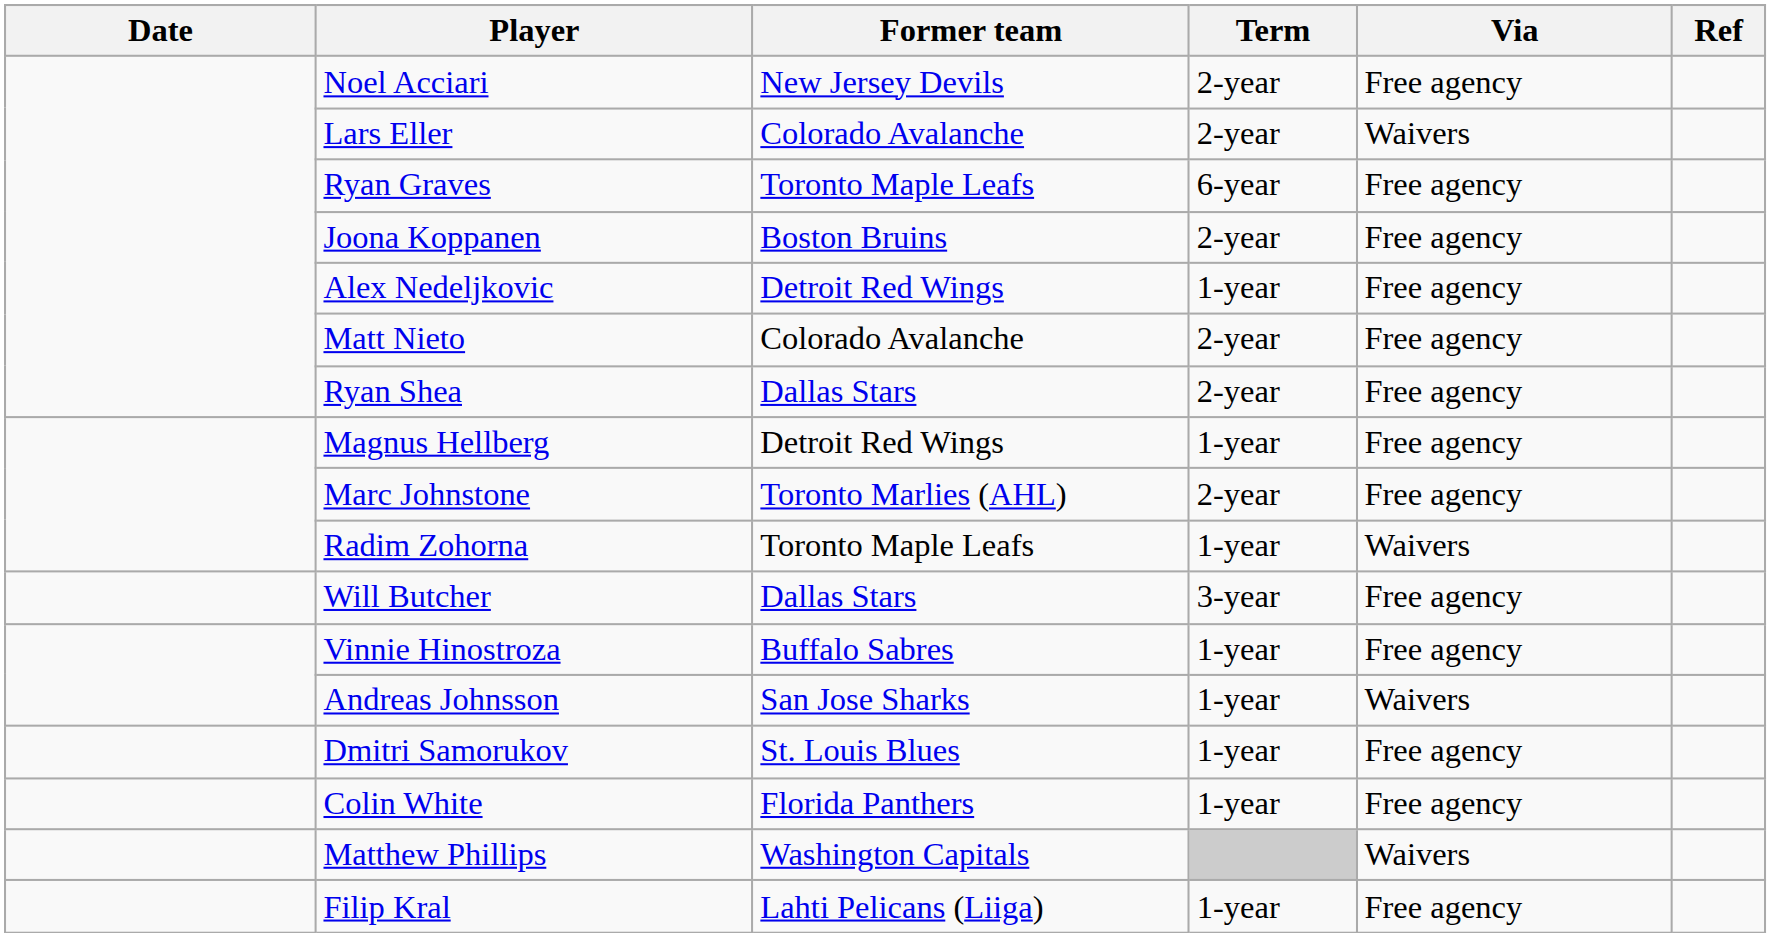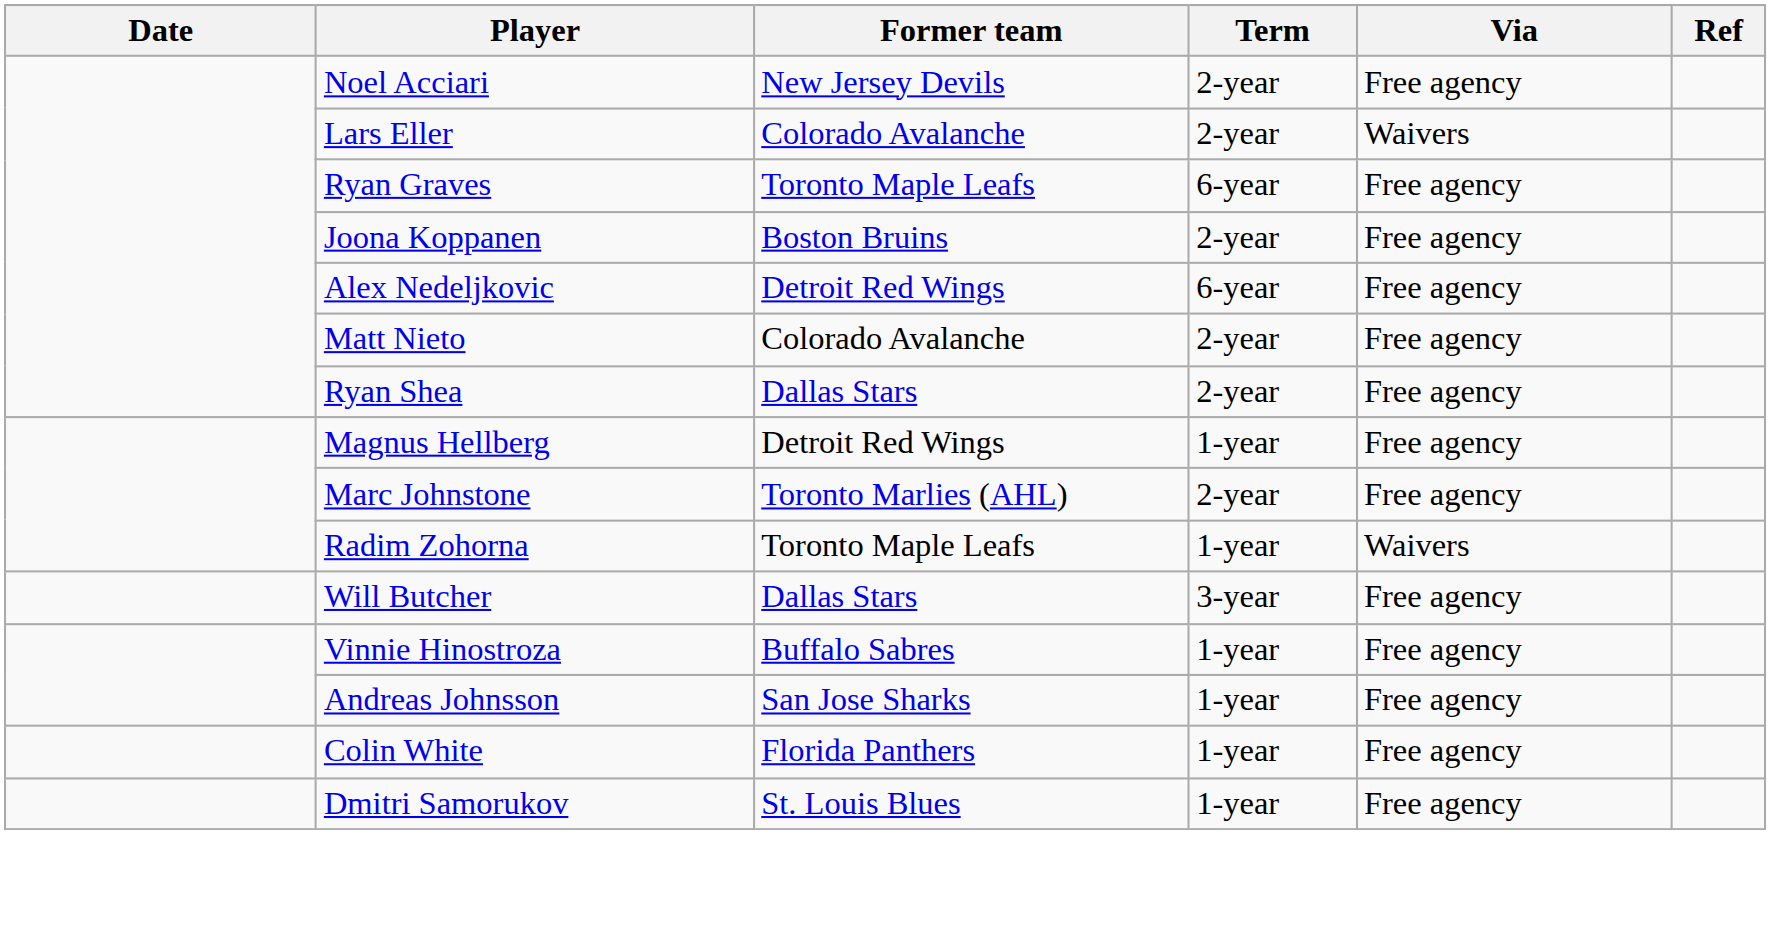(1238, 287) 1-year -> (1238, 287) 6-year
(1417, 699) Waivers -> (1443, 699) Free agency
rows swapped: (403, 802) <-> (446, 751)
- row: (435, 854)
- row: (387, 905)
